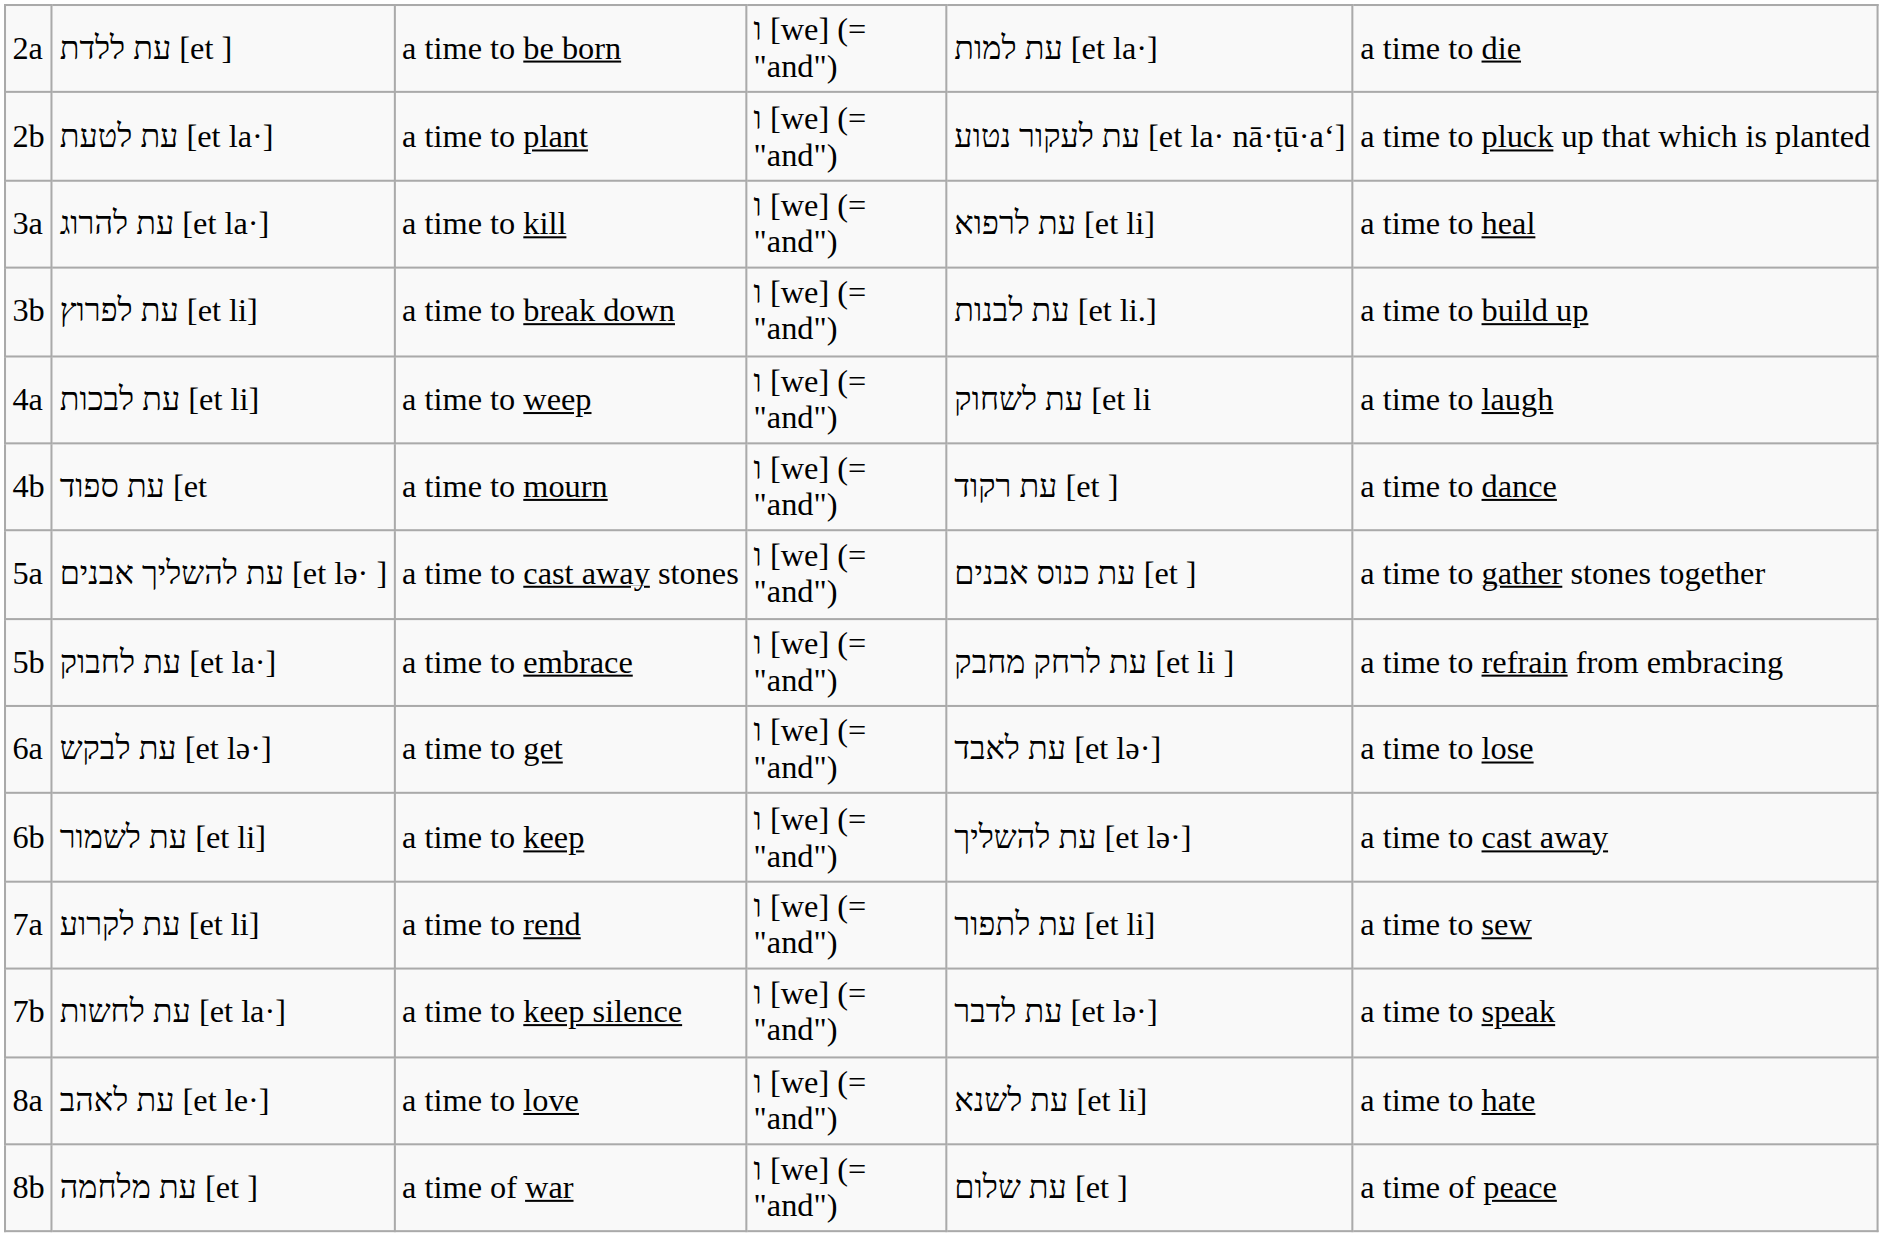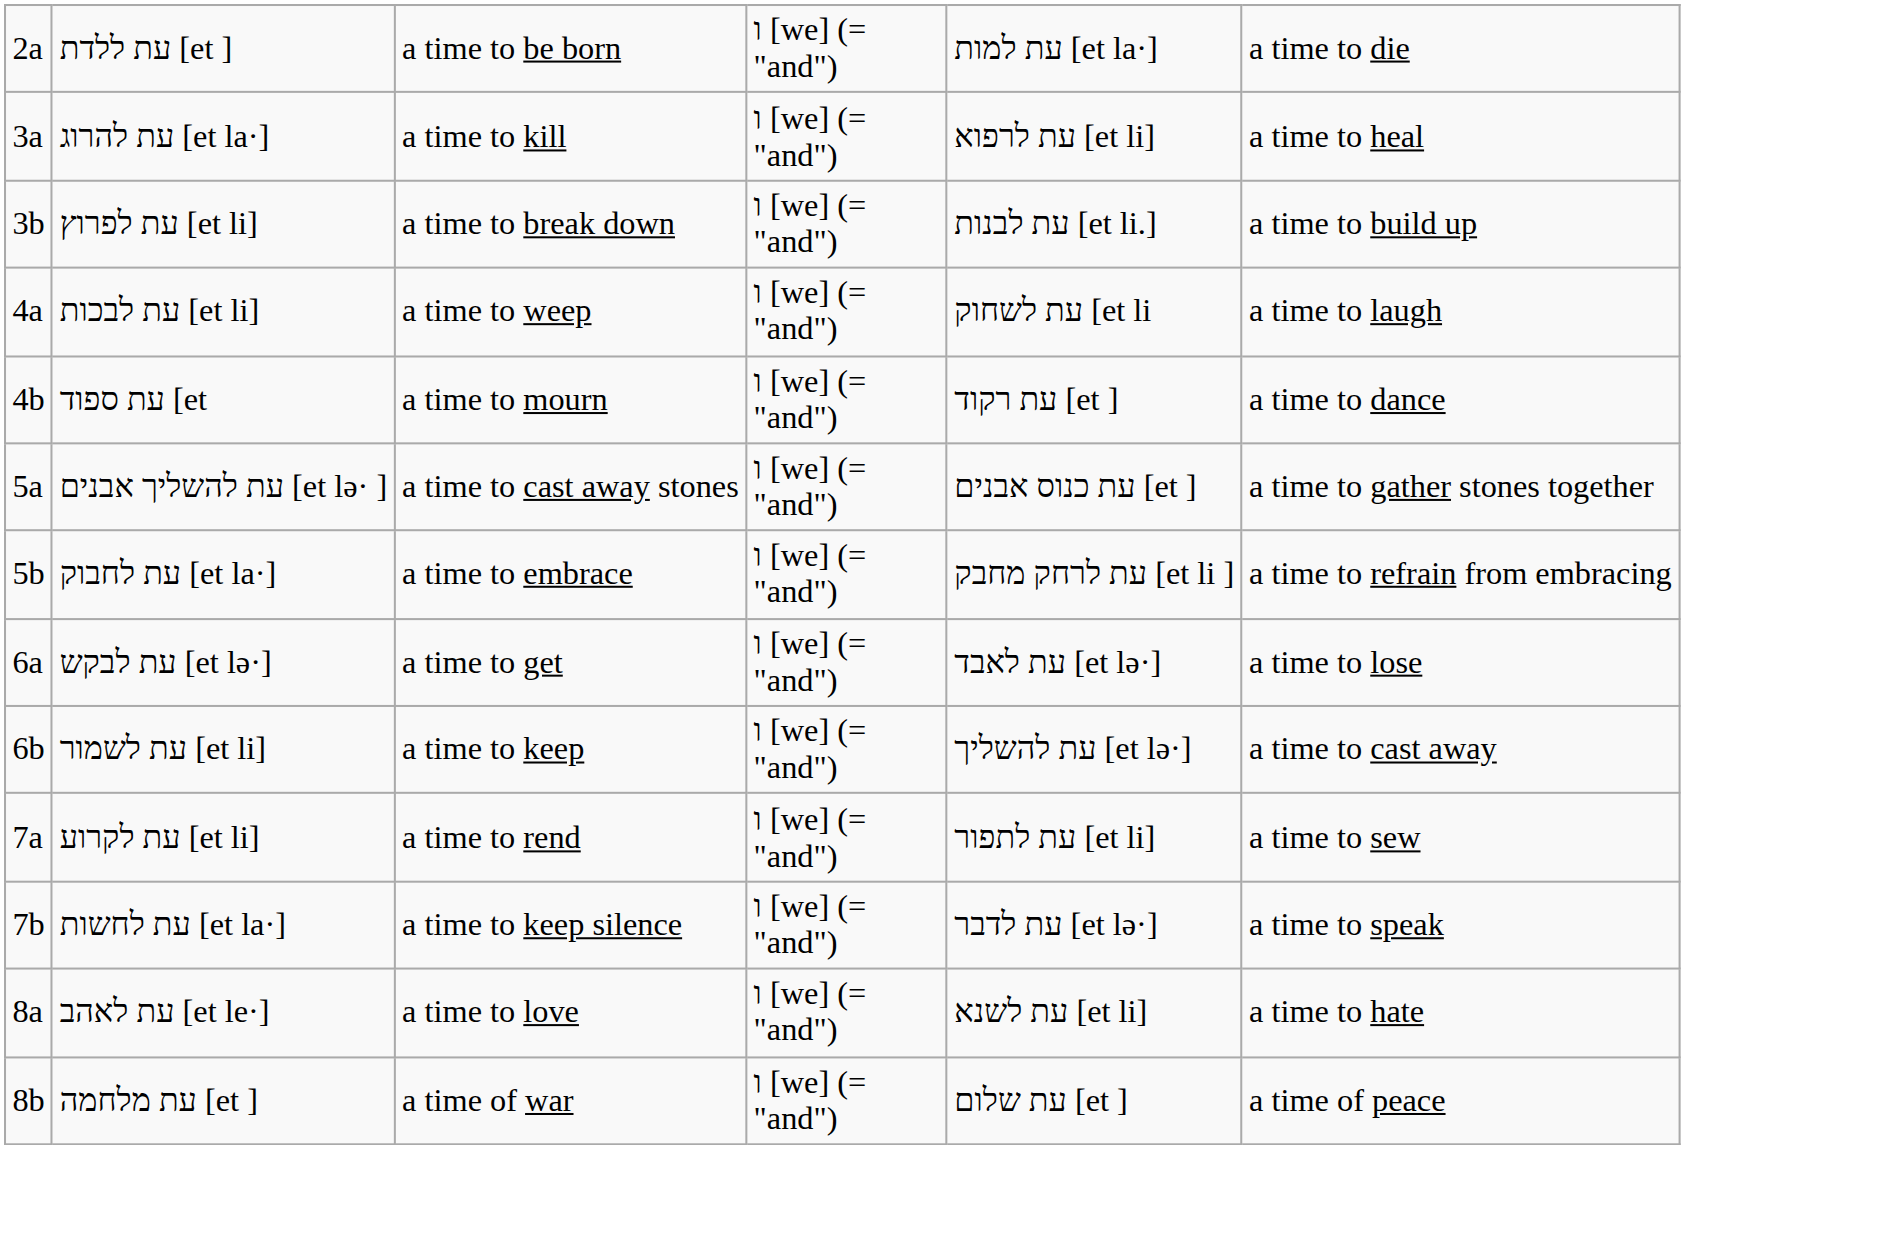- row: (167, 135)
